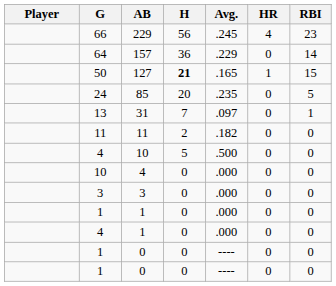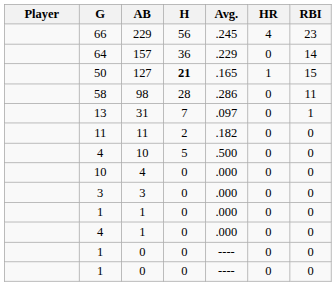+ row: (100, 93)
- row: (100, 93)
